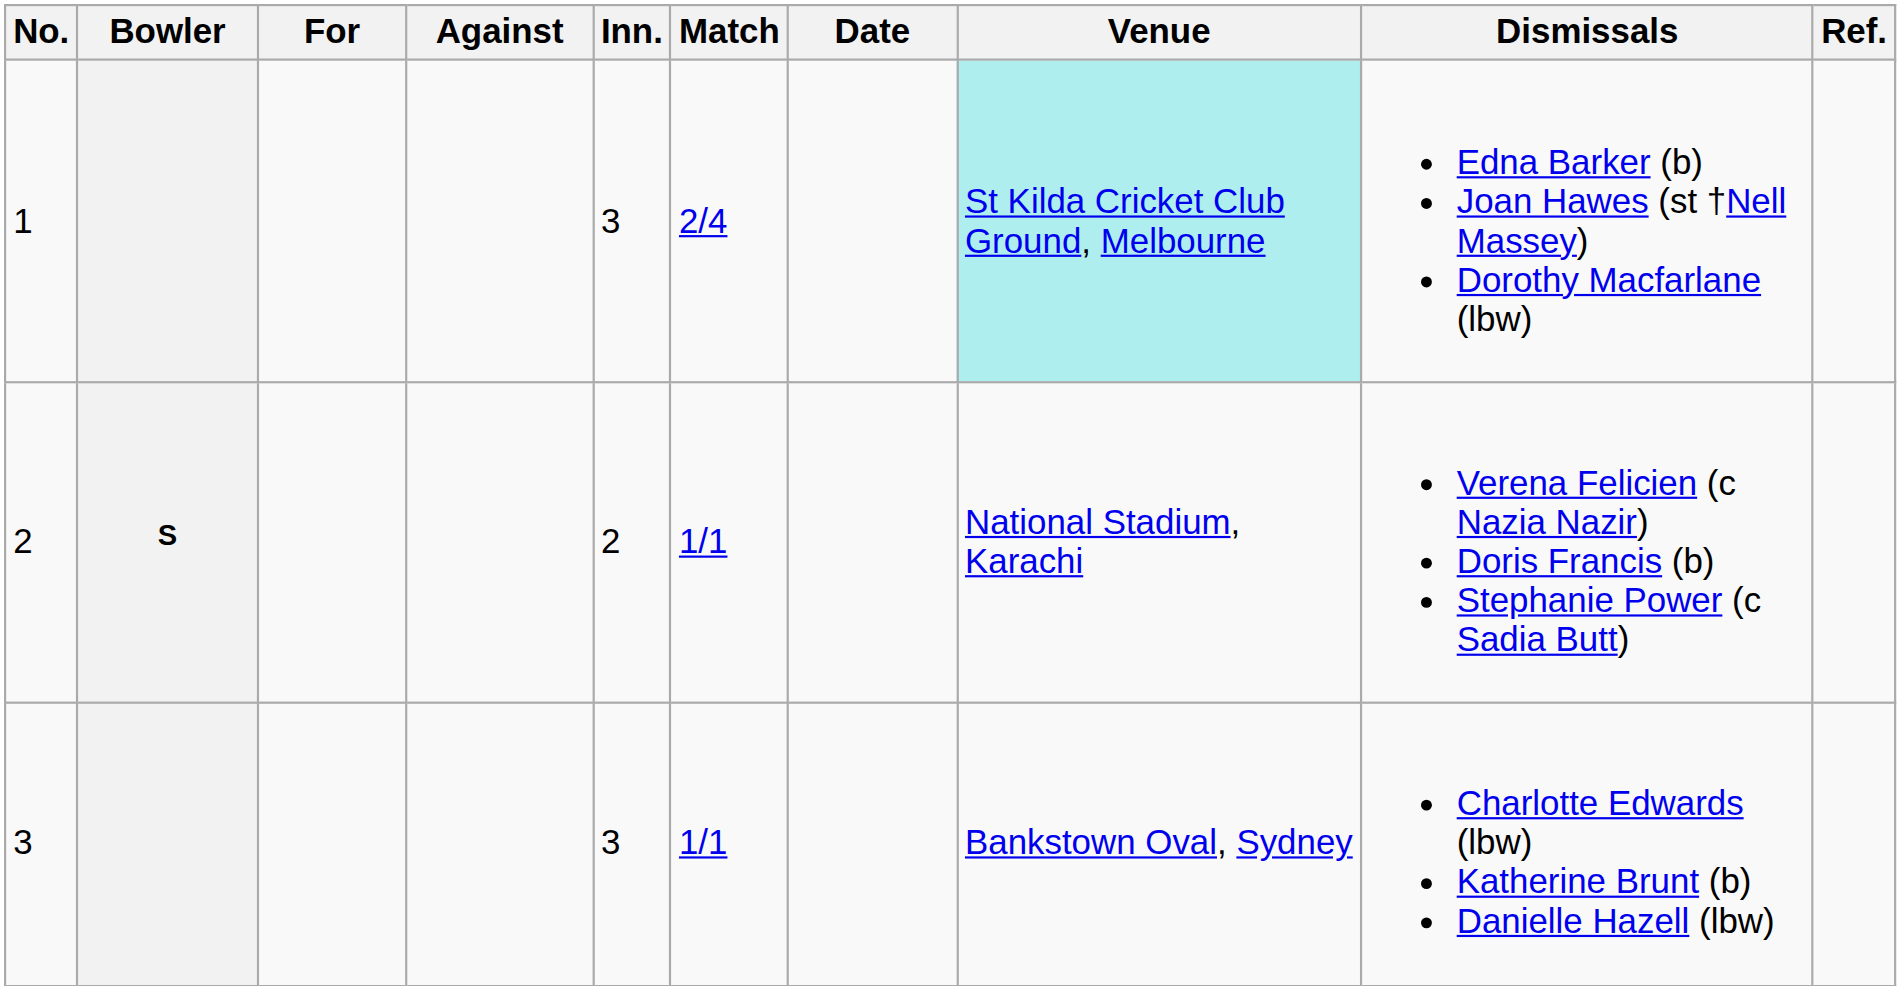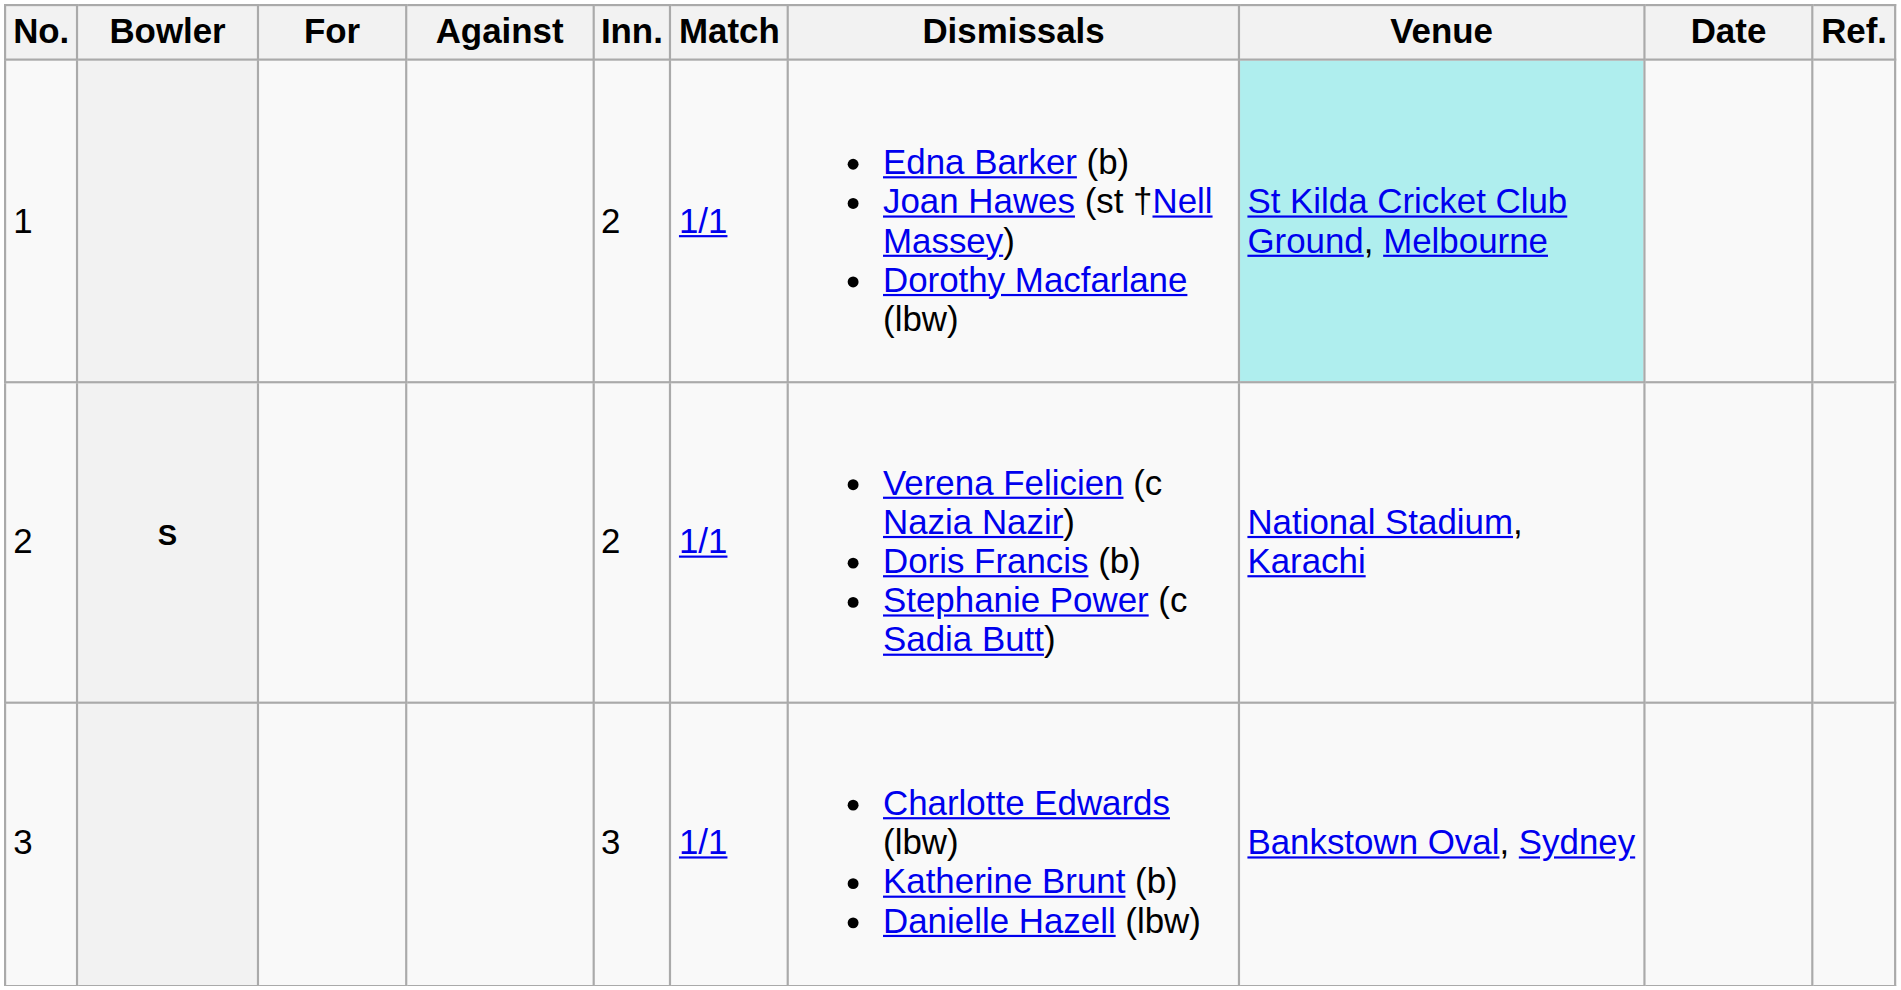columns swapped: (1587, 32) <-> (872, 32)
(611, 220) 3 -> (611, 220) 2
(703, 220) 2/4 -> (703, 220) 1/1
